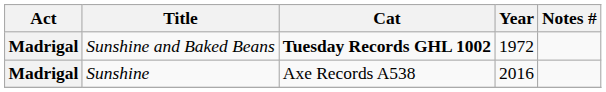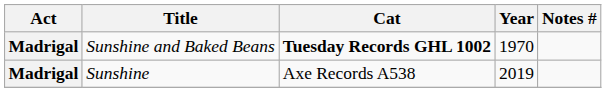(516, 45) 1972 -> (516, 45) 1970
(516, 73) 2016 -> (516, 73) 2019
